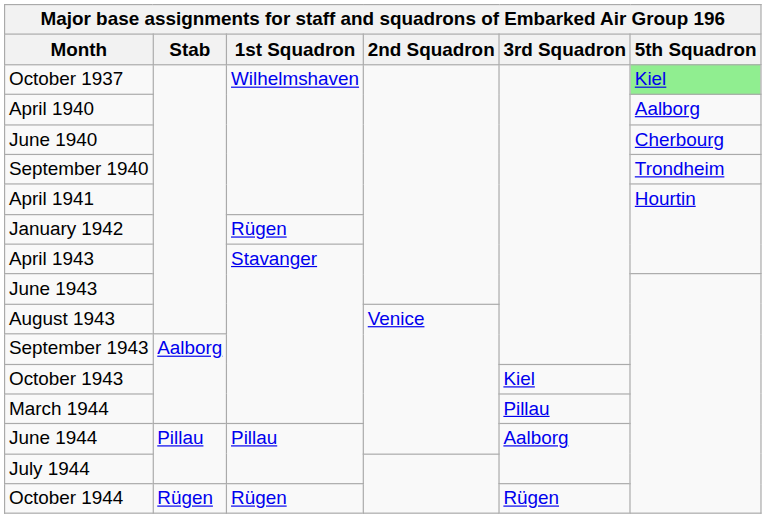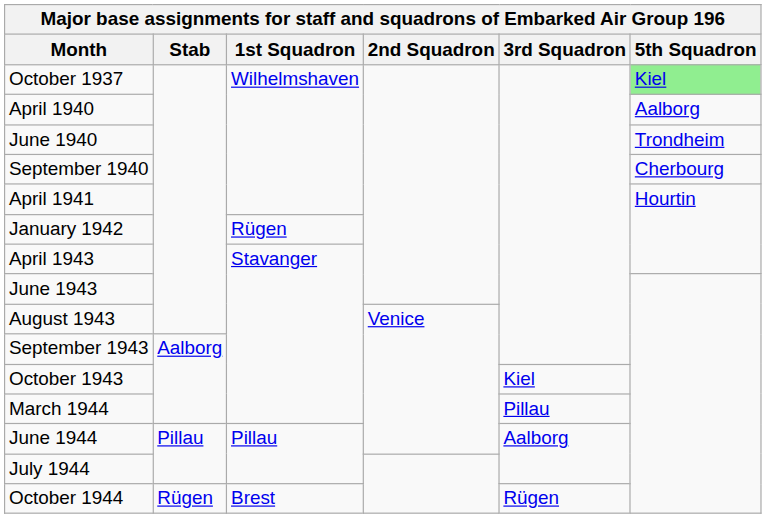(679, 139) Cherbourg -> (680, 139) Trondheim
(680, 169) Trondheim -> (679, 169) Cherbourg
(259, 498) Rügen -> (253, 498) Brest
